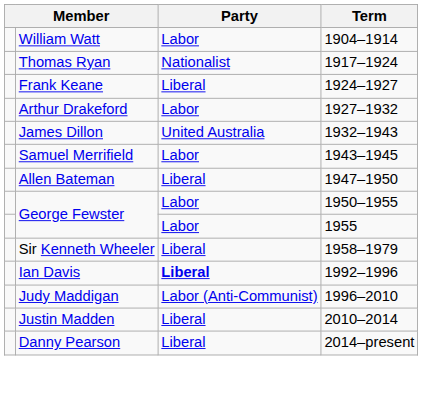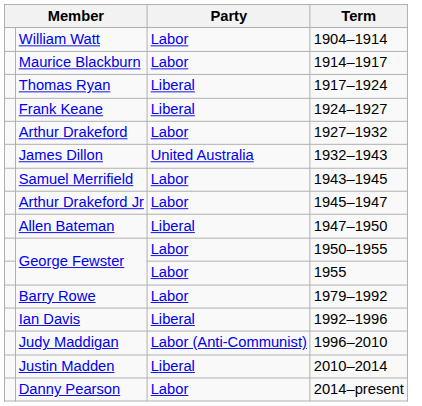+ row: (80, 62)
(196, 62) Nationalist -> (173, 86) Liberal
+ row: (81, 202)
- row: (87, 249)
+ row: (57, 296)
(185, 272) bold -> (173, 319) normal
(183, 343) Liberal -> (170, 389) Labor
